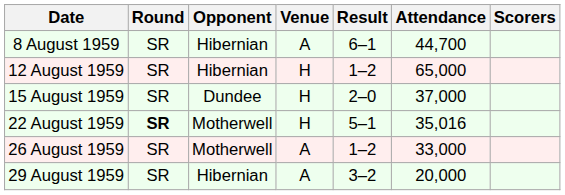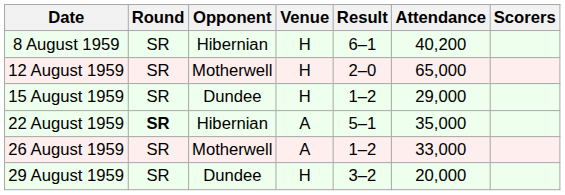(305, 44) A -> (305, 44) H
(441, 44) 44,700 -> (441, 44) 40,200
(232, 70) Hibernian -> (232, 70) Motherwell
(362, 70) 1–2 -> (362, 70) 2–0
(362, 96) 2–0 -> (362, 96) 1–2
(441, 96) 37,000 -> (441, 96) 29,000
(232, 123) Motherwell -> (232, 123) Hibernian
(305, 123) H -> (305, 123) A
(441, 123) 35,016 -> (441, 123) 35,000
(232, 176) Hibernian -> (232, 176) Dundee
(305, 176) A -> (305, 176) H
